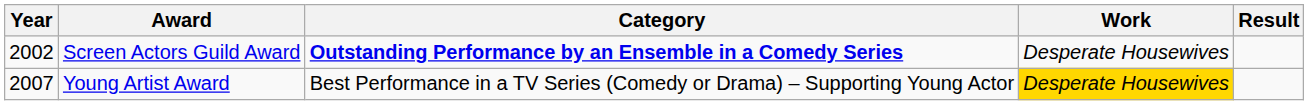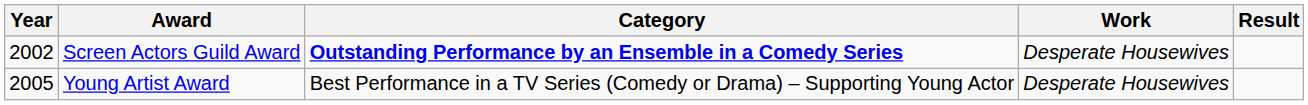(31, 83) 2007 -> (31, 83) 2005
(1126, 83) gold background -> (1126, 83) no background
